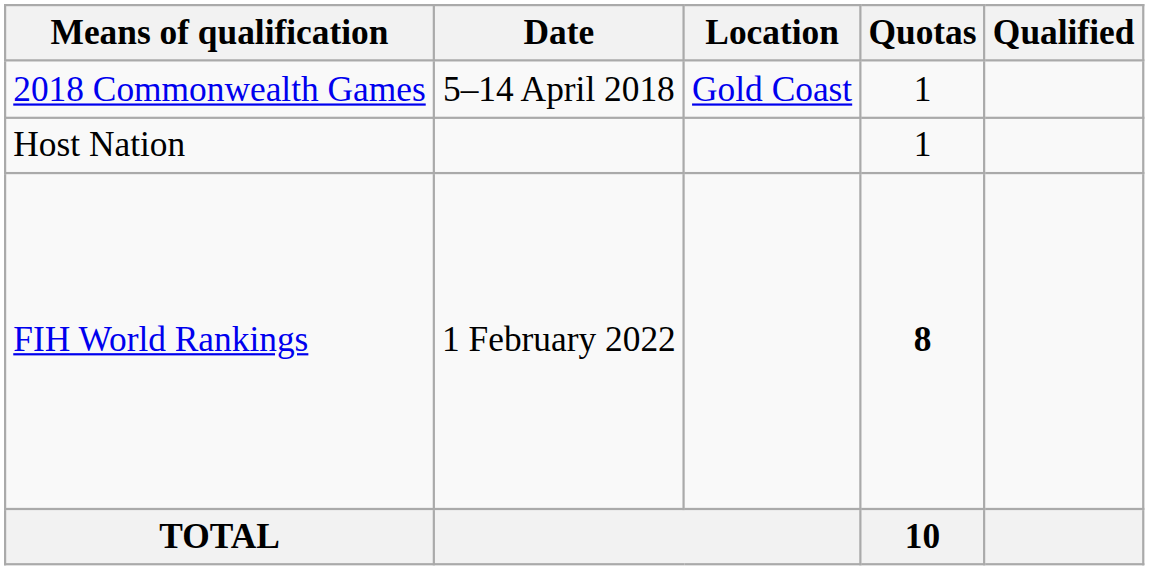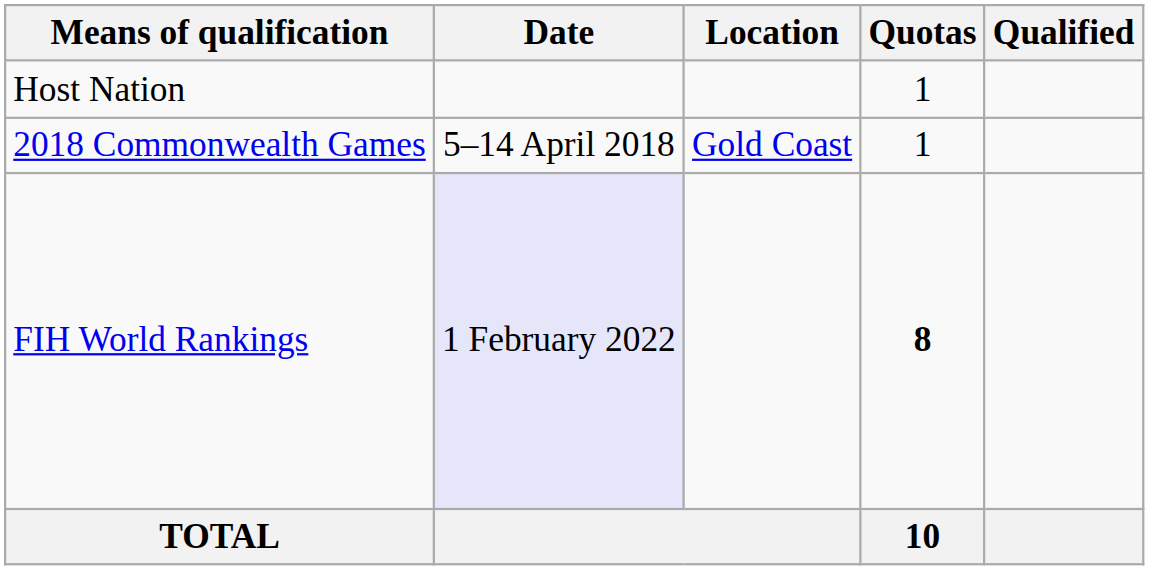rows swapped: (99, 144) <-> (219, 88)
(559, 340) no background -> (559, 340) lavender background
